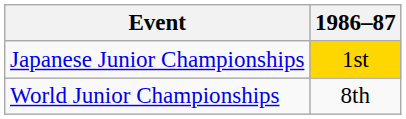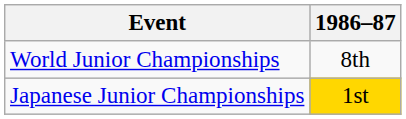rows swapped: (145, 95) <-> (157, 59)
